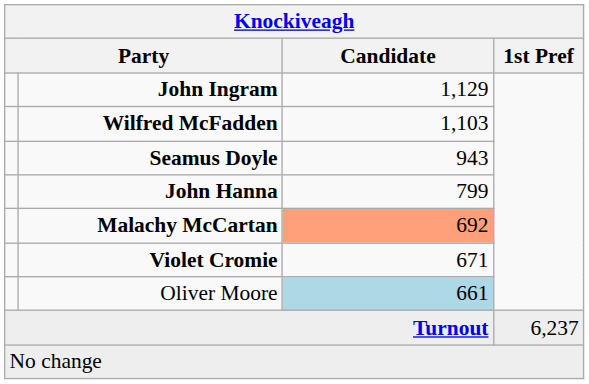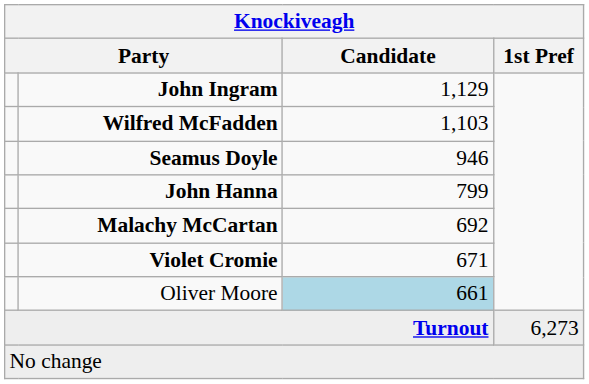(472, 157) 943 -> (472, 157) 946
(472, 225) lightsalmon background -> (472, 225) no background
(555, 327) 6,237 -> (555, 327) 6,273
